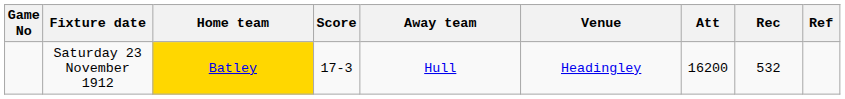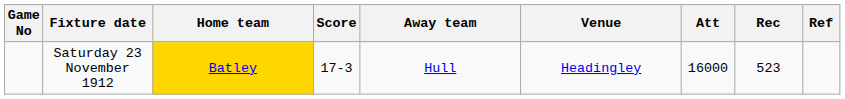(708, 68) 16200 -> (708, 68) 16000
(768, 68) 532 -> (768, 68) 523
